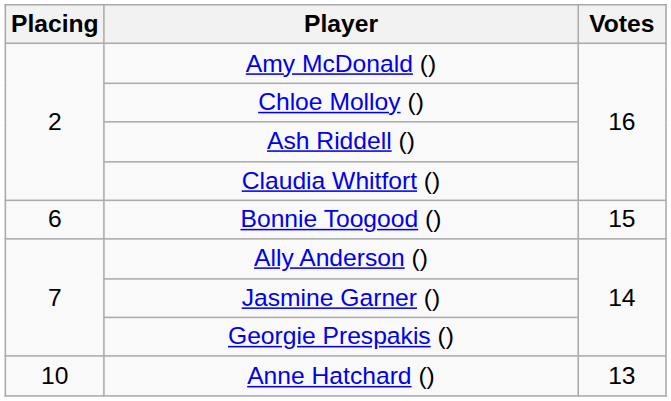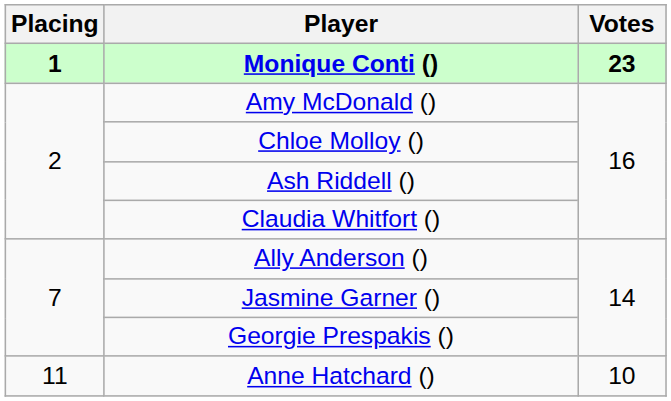+ row: (341, 63)
- row: (341, 219)
(55, 375) 10 -> (55, 375) 11
(622, 375) 13 -> (622, 375) 10
